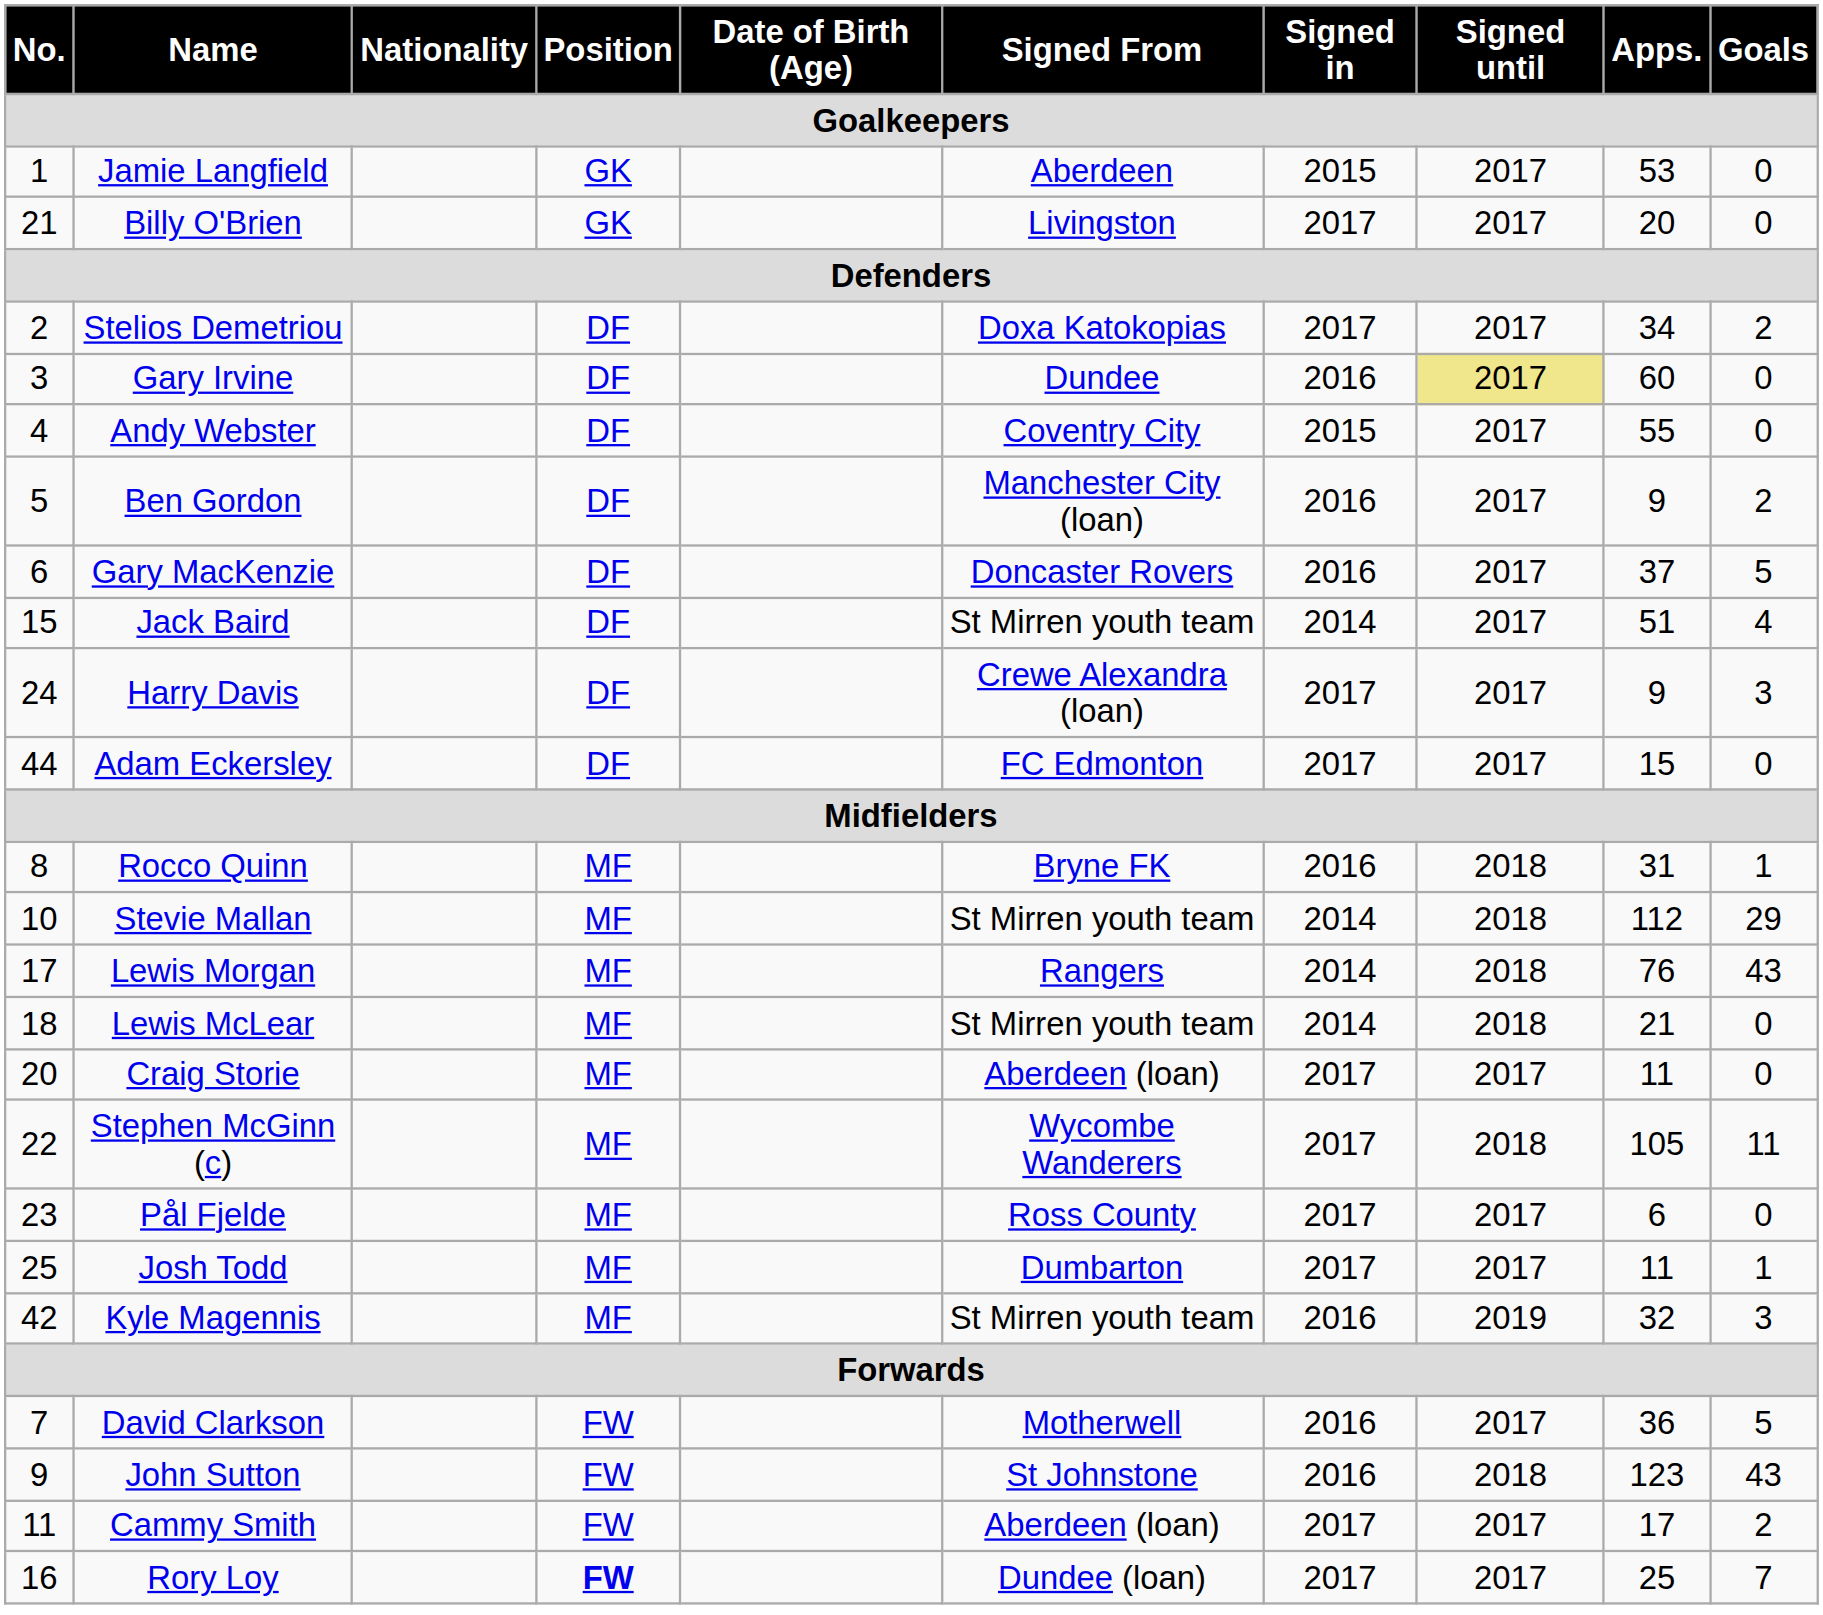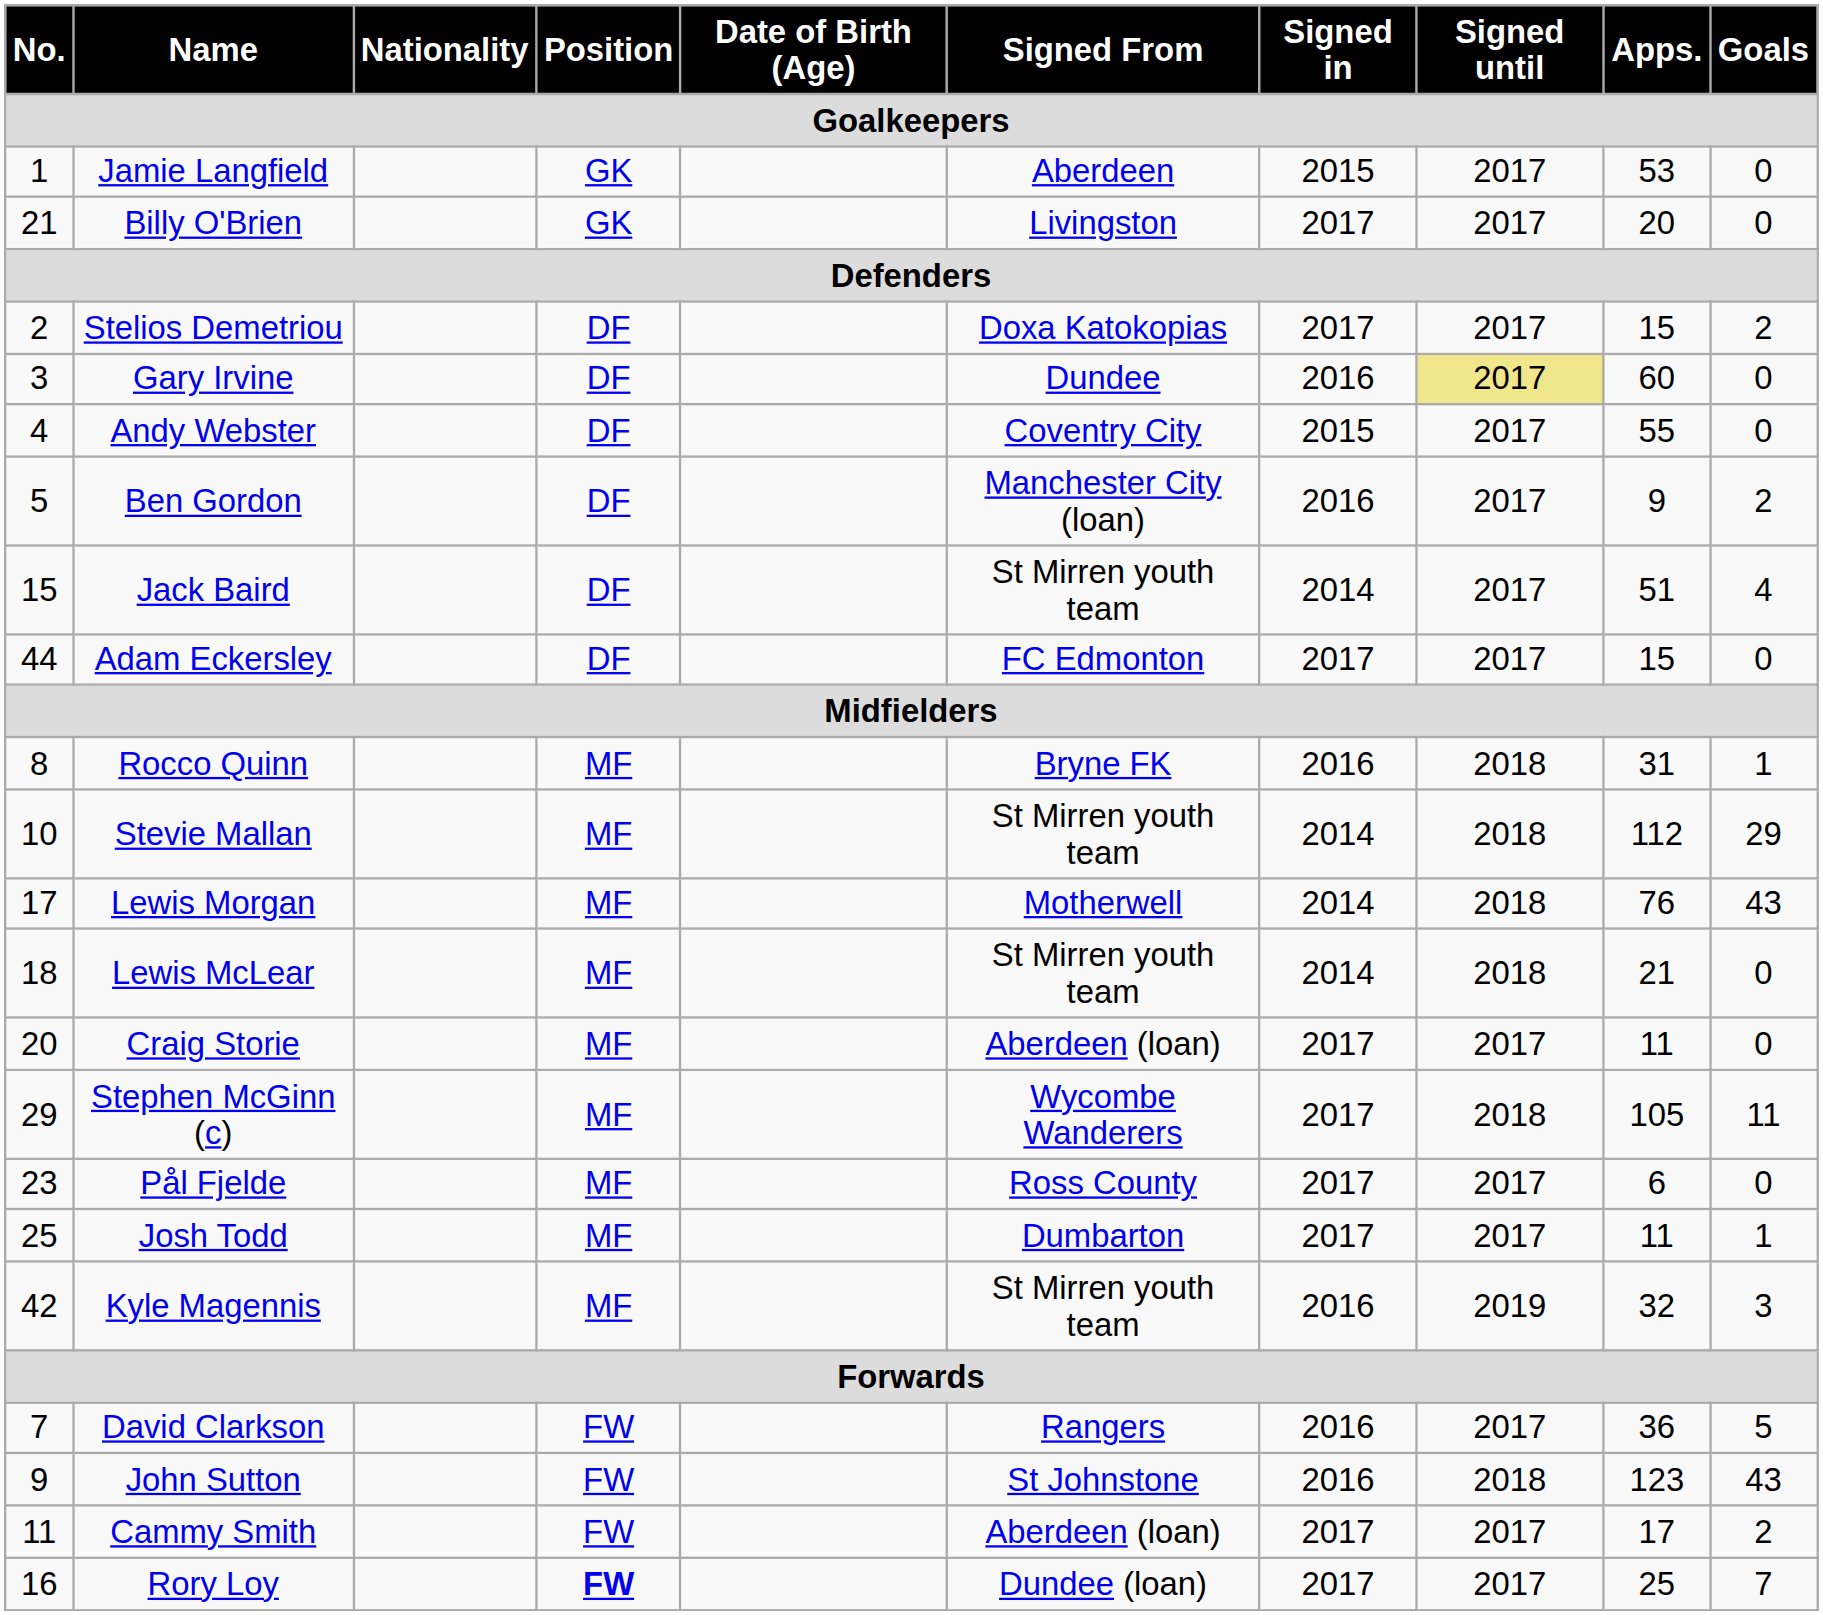(1657, 327) 34 -> (1657, 327) 15
- row: (213, 571)
- row: (213, 693)
(1102, 971) Rangers -> (1103, 904) Motherwell
(39, 1145) 22 -> (39, 1114) 29
(1102, 1422) Motherwell -> (1103, 1428) Rangers
